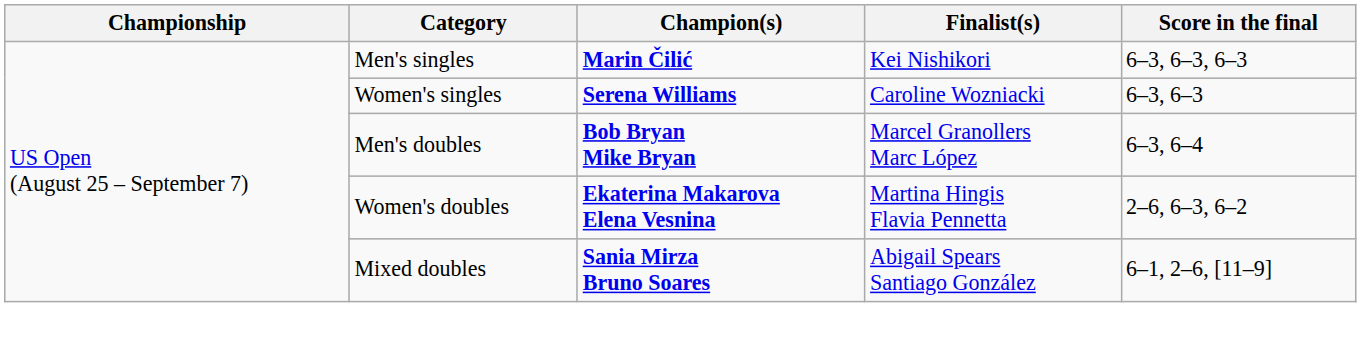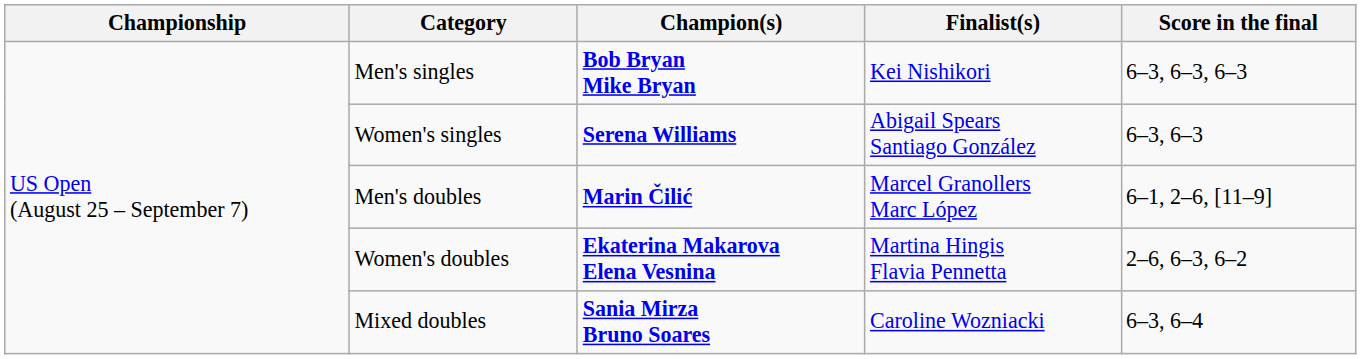(637, 59) Marin Čilić -> (639, 72) Bob Bryan Mike Bryan
(957, 95) Caroline Wozniacki -> (953, 134) Abigail Spears Santiago González
(639, 145) Bob Bryan Mike Bryan -> (637, 197) Marin Čilić
(1165, 145) 6–3, 6–4 -> (1199, 197) 6–1, 2–6, [11–9]
(953, 269) Abigail Spears Santiago González -> (957, 321) Caroline Wozniacki
(1199, 269) 6–1, 2–6, [11–9] -> (1165, 321) 6–3, 6–4
